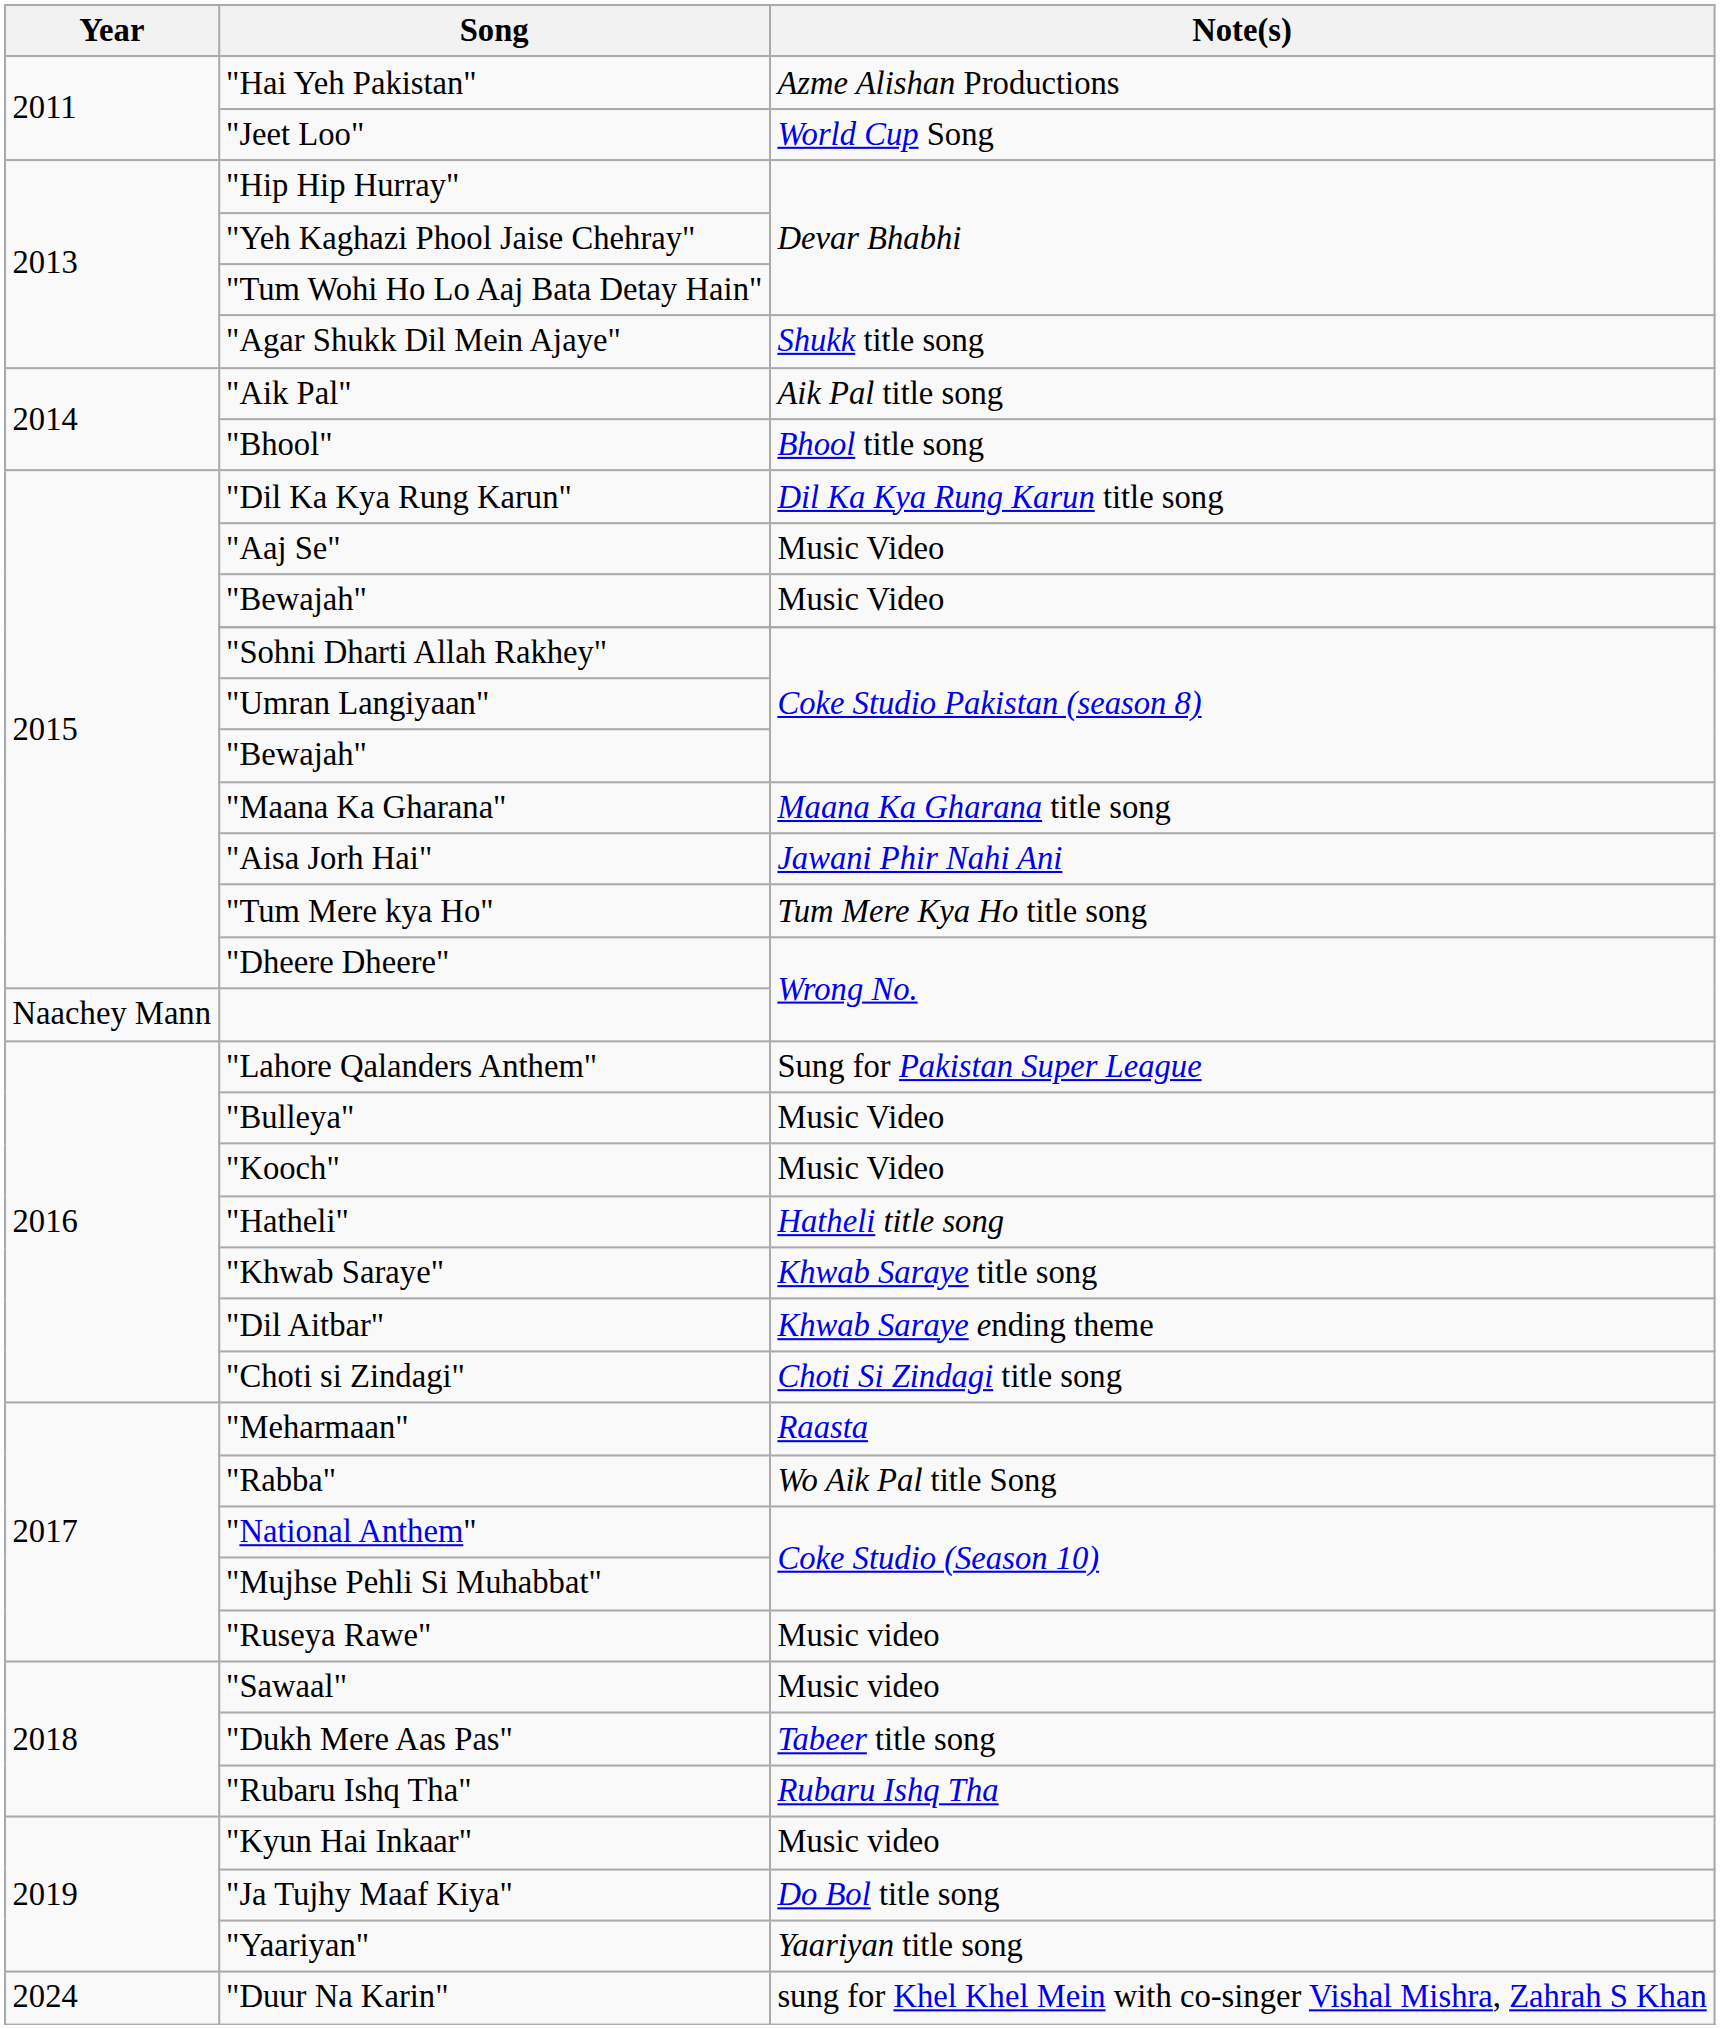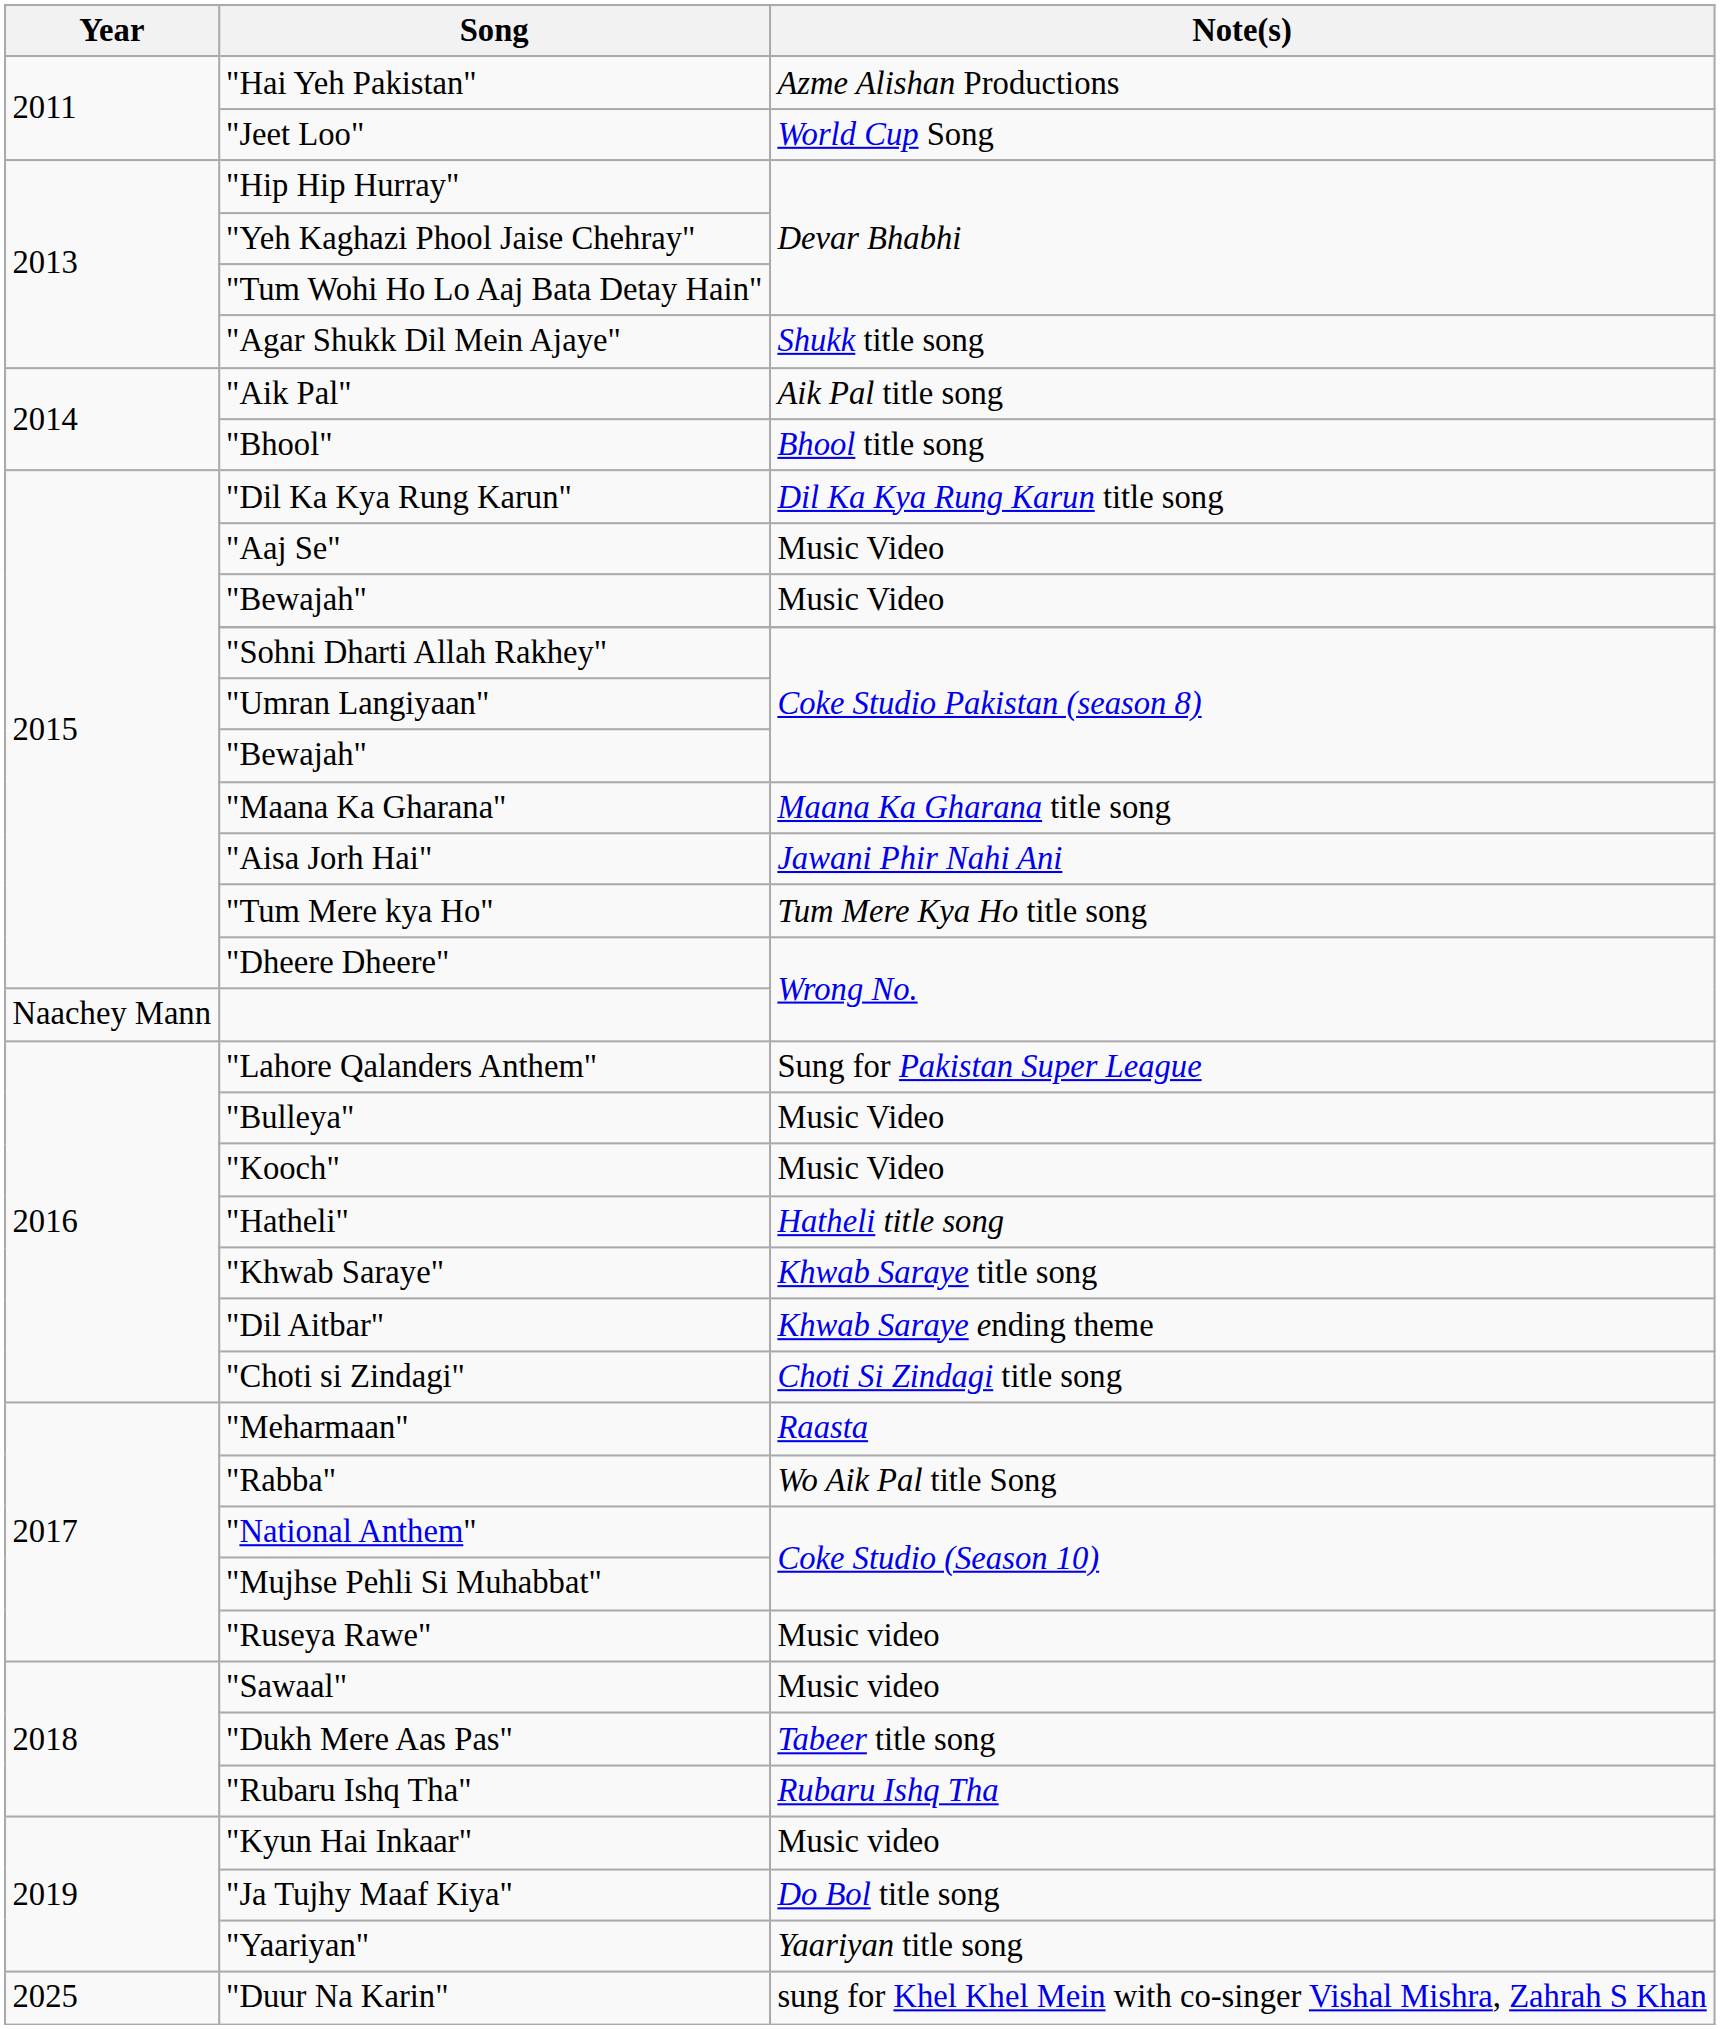(45, 1997) 2024 -> (45, 1997) 2025
